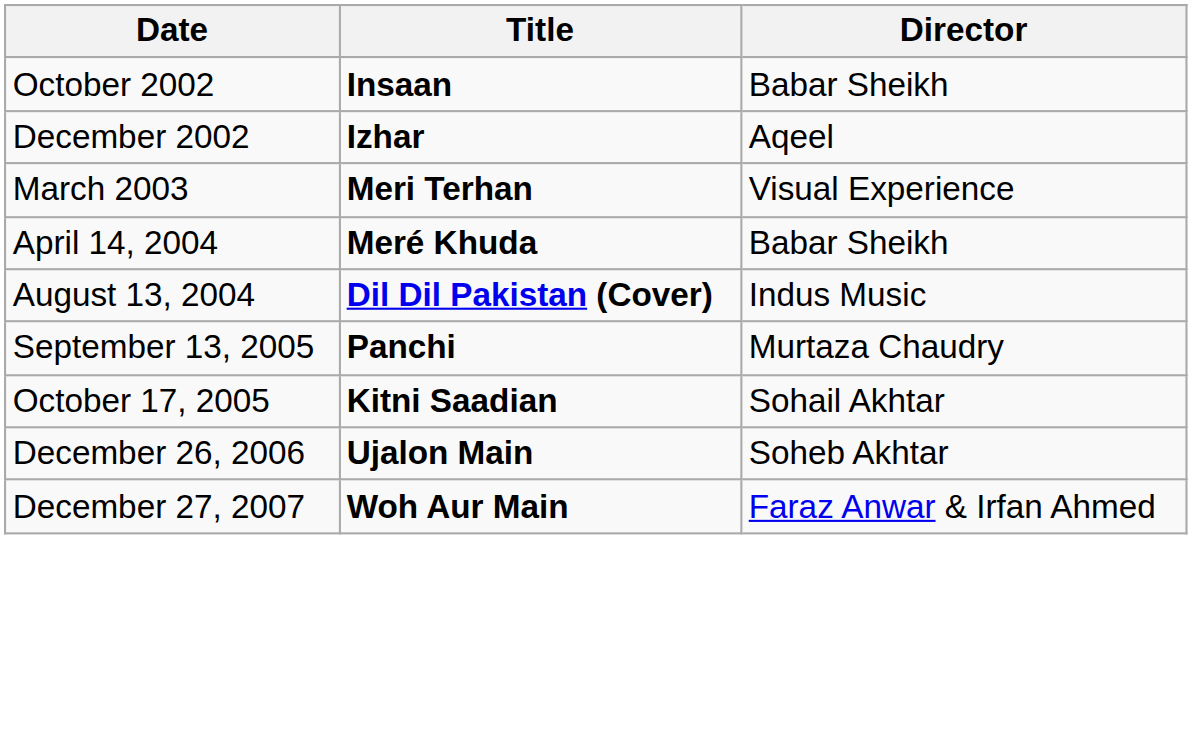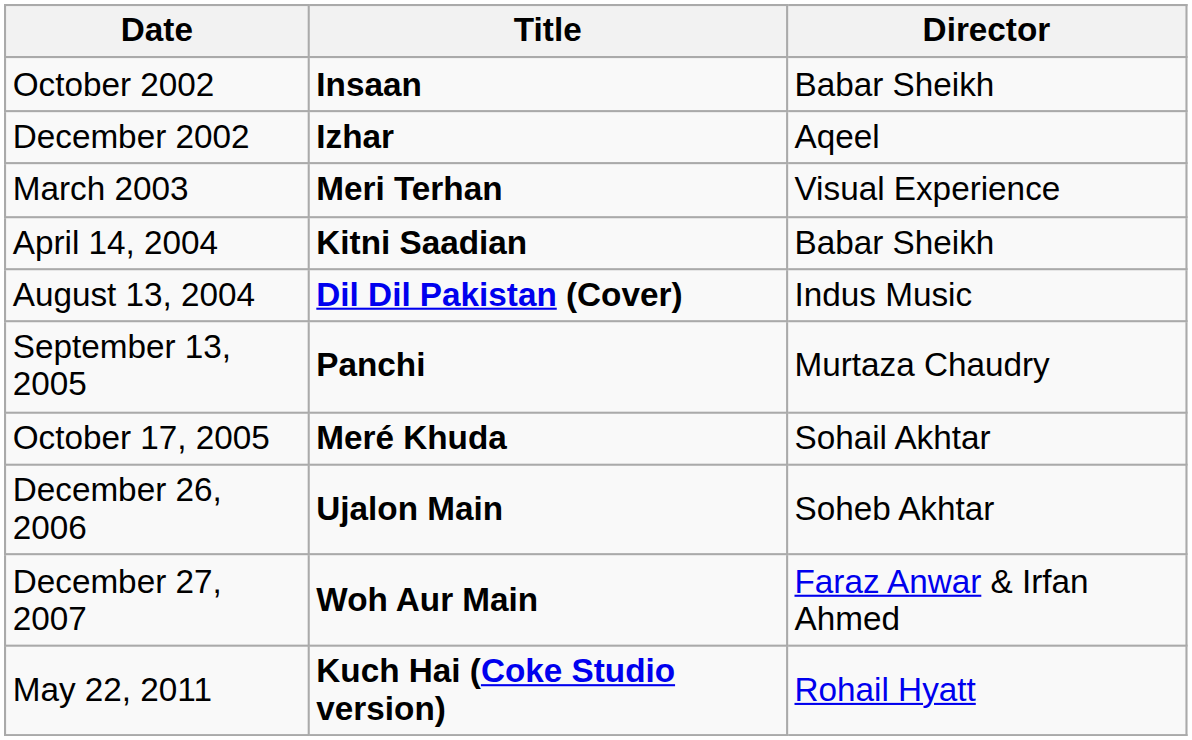(442, 242) Meré Khuda -> (422, 242) Kitni Saadian
(452, 400) Kitni Saadian -> (412, 437) Meré Khuda
+ row: (112, 689)
